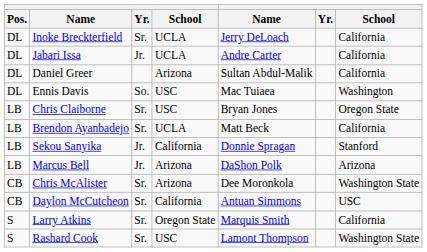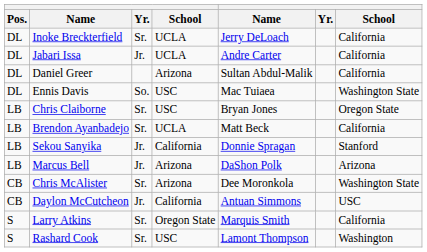(366, 92) Washington -> (379, 92) Washington State
(141, 201) Sr. -> (140, 201) Jr.
(379, 238) Washington State -> (366, 238) Washington
